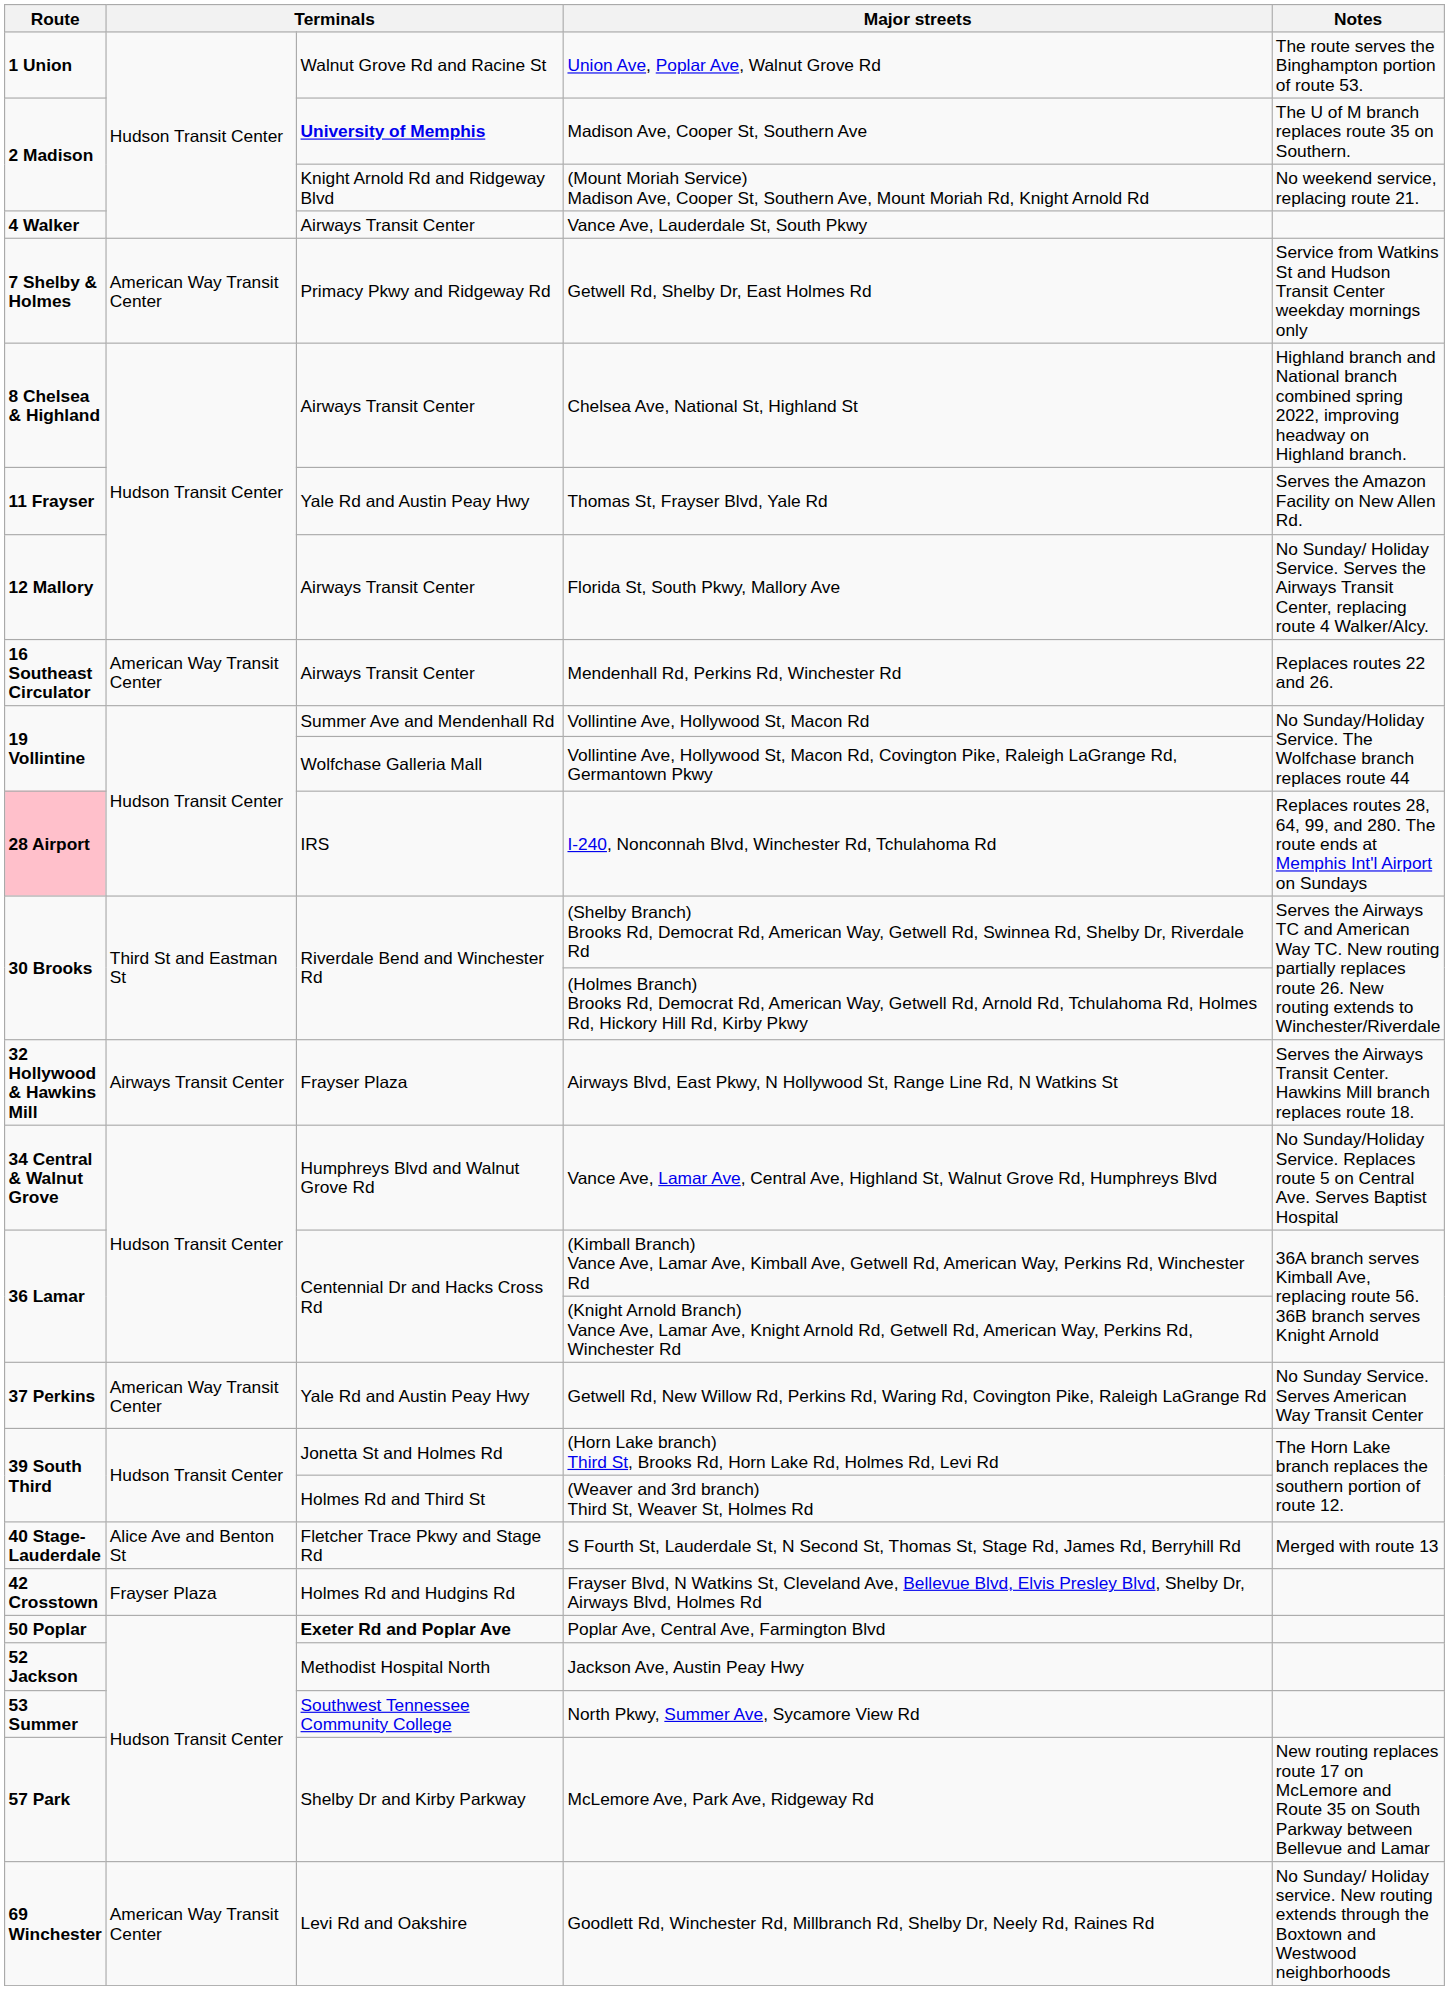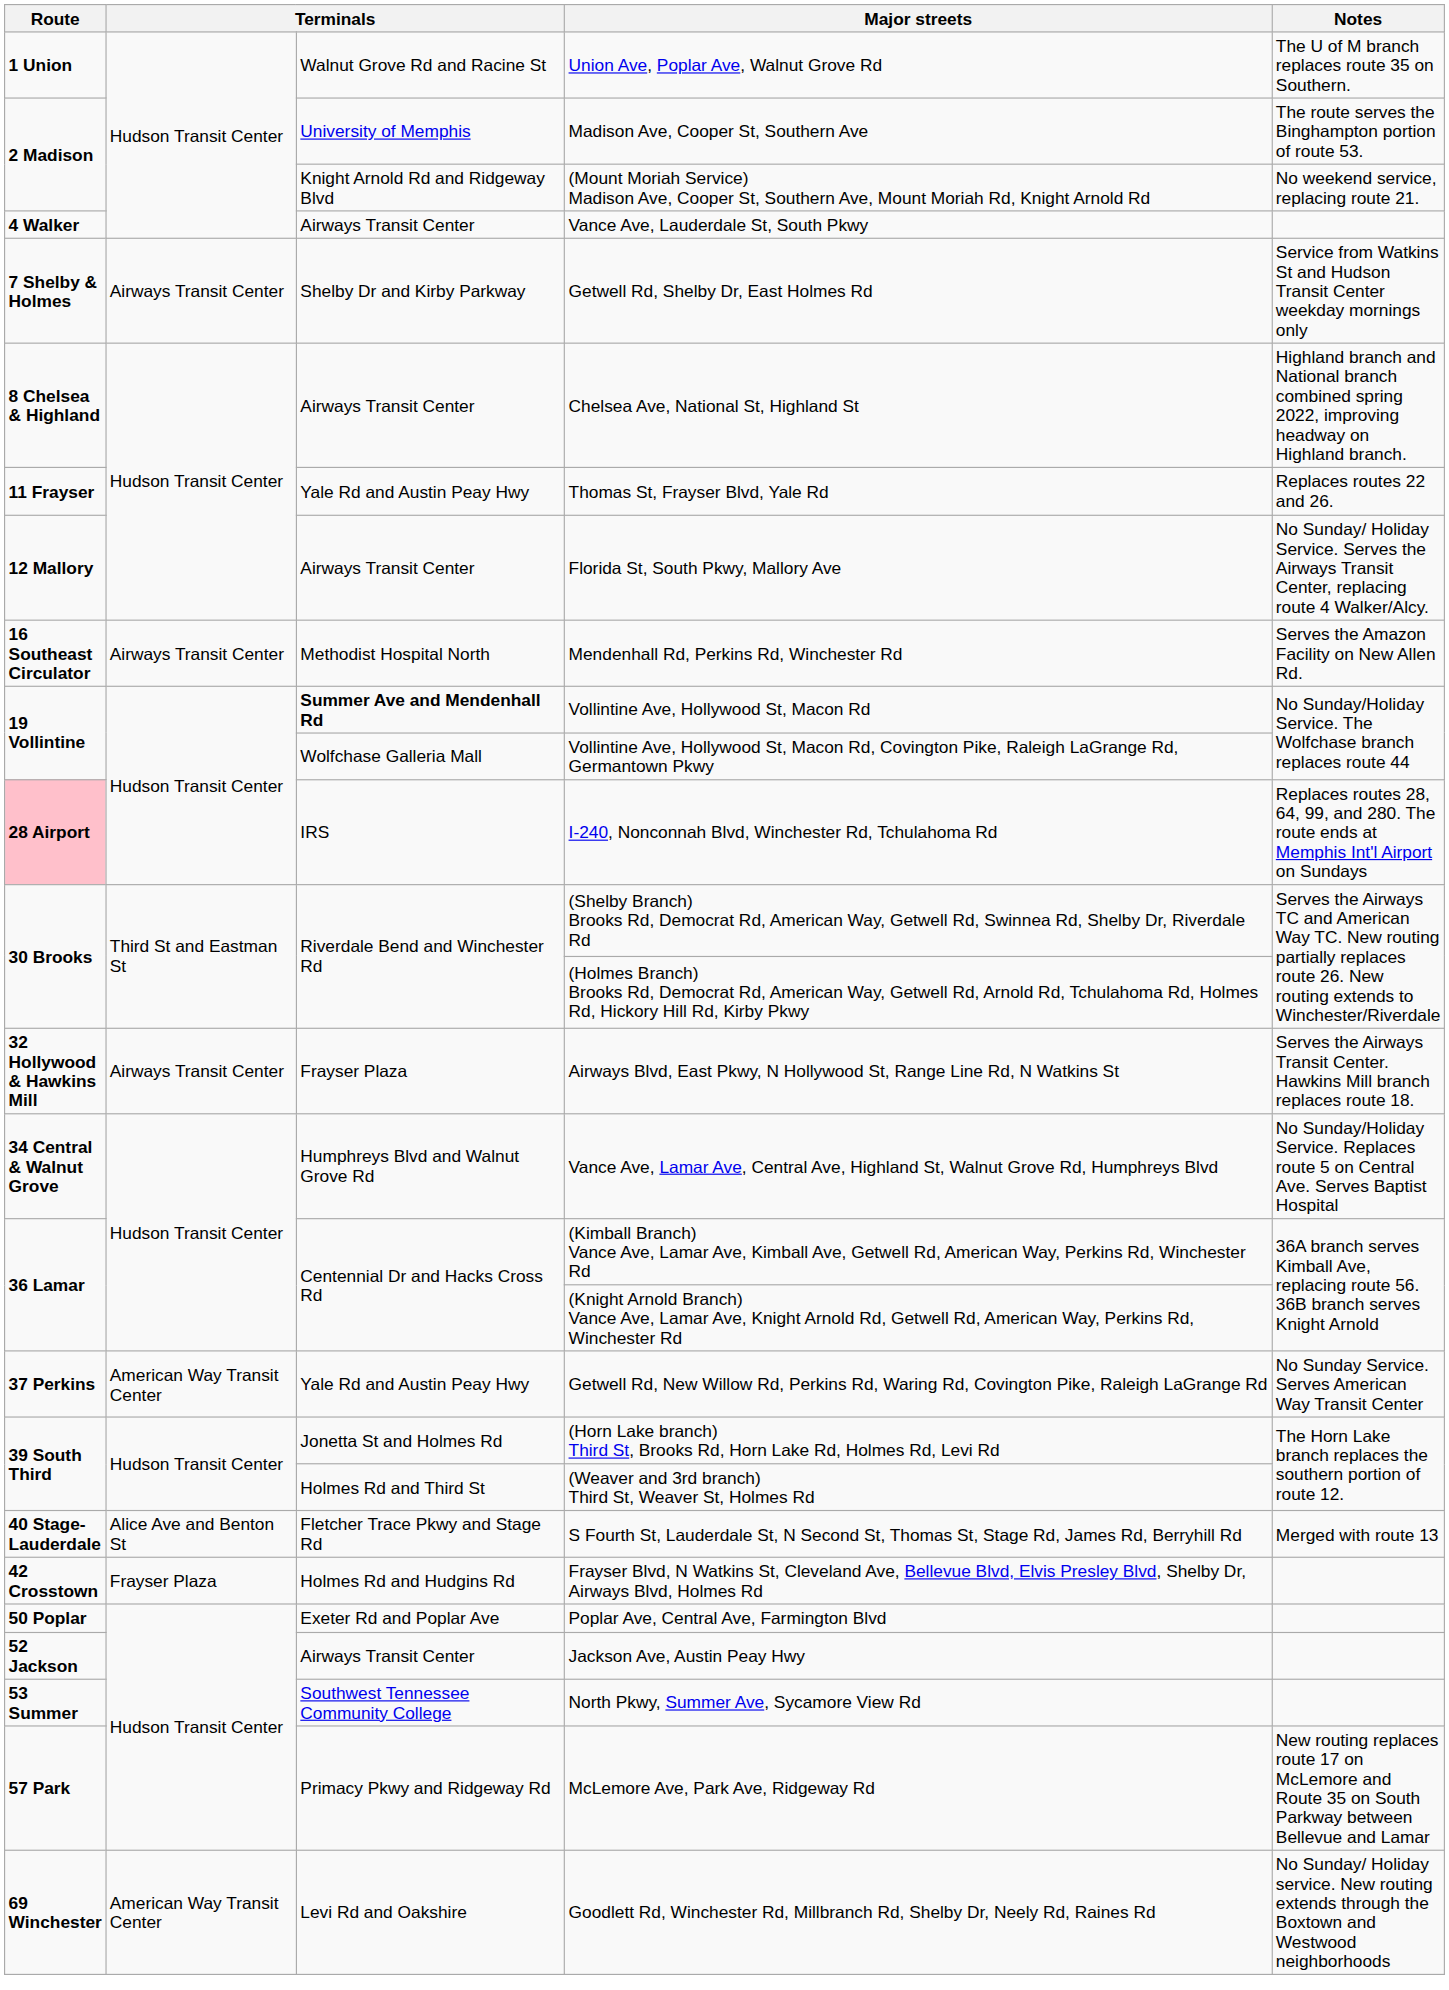(1356, 65) The route serves the Binghampton portion of route 53. -> (1355, 65) The U of M branch replaces route 35 on Southern.
(393, 131) bold -> (385, 131) normal
(1355, 131) The U of M branch replaces route 35 on Southern. -> (1356, 131) The route serves the Binghampton portion of route 53.
(194, 291) American Way Transit Center -> (197, 291) Airways Transit Center
(426, 291) Primacy Pkwy and Ridgeway Rd -> (413, 291) Shelby Dr and Kirby Parkway
(1356, 501) Serves the Amazon Facility on New Allen Rd. -> (1350, 492) Replaces routes 22 and 26.
(194, 672) American Way Transit Center -> (197, 653) Airways Transit Center
(388, 672) Airways Transit Center -> (395, 653) Methodist Hospital North
(1350, 672) Replaces routes 22 and 26. -> (1356, 653) Serves the Amazon Facility on New Allen Rd.
(427, 721) normal -> (420, 709) bold
(406, 1630) bold -> (400, 1618) normal
(395, 1667) Methodist Hospital North -> (387, 1656) Airways Transit Center
(413, 1799) Shelby Dr and Kirby Parkway -> (425, 1788) Primacy Pkwy and Ridgeway Rd
